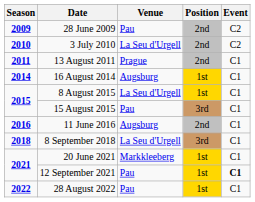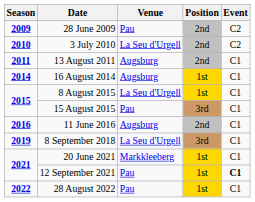(133, 60) Prague -> (139, 60) Augsburg
(21, 141) 2018 -> (21, 141) 2019
